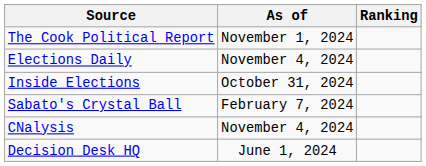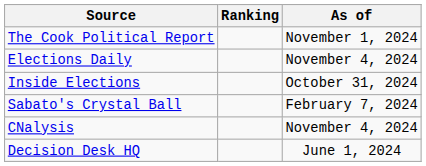columns swapped: (389, 16) <-> (287, 16)
